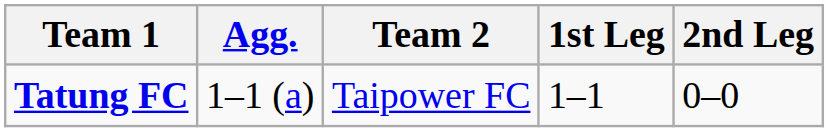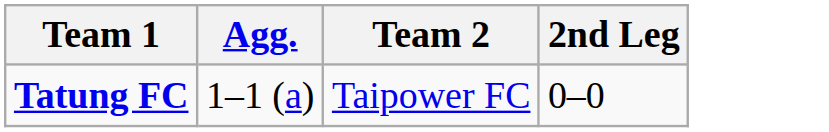- column: (606, 34)
